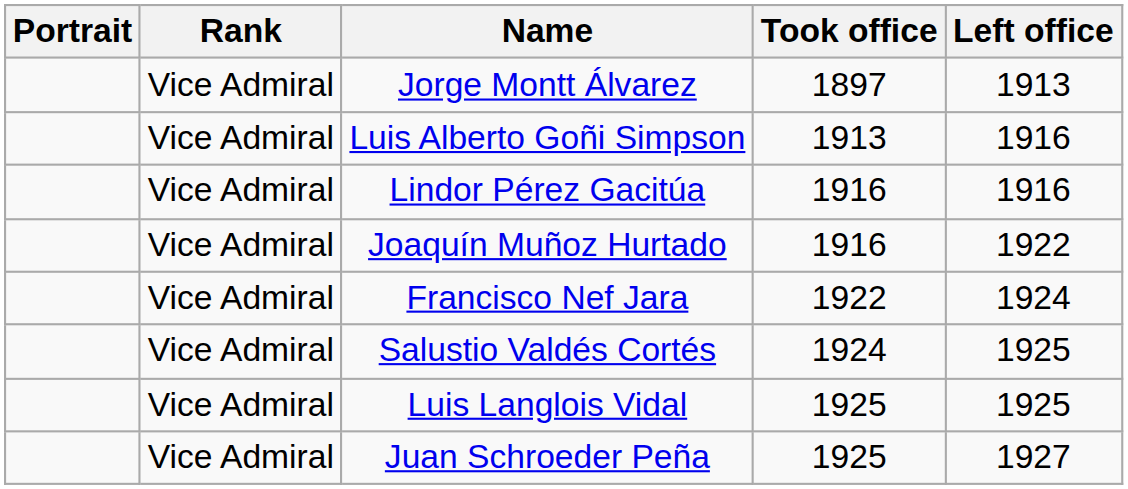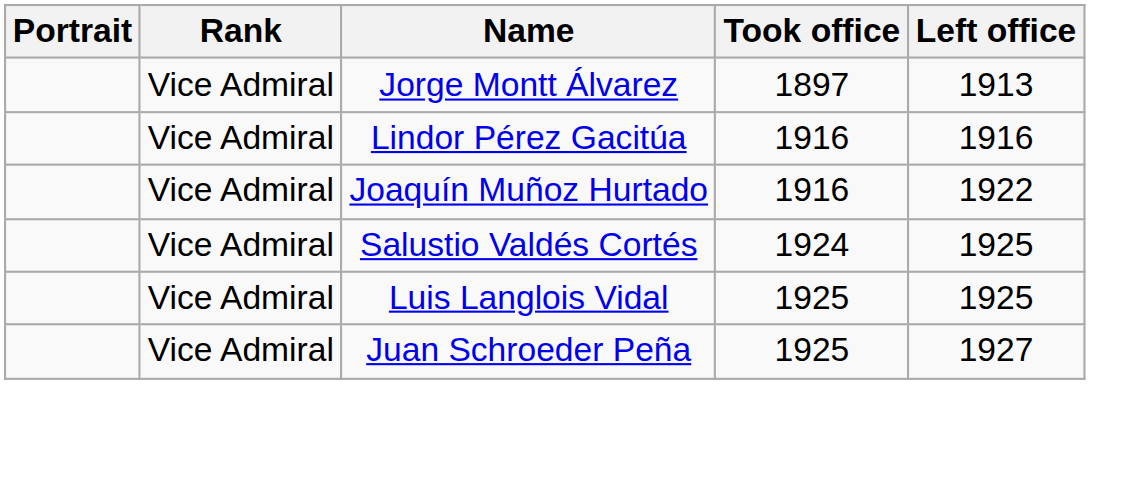- row: (547, 137)
- row: (547, 297)
